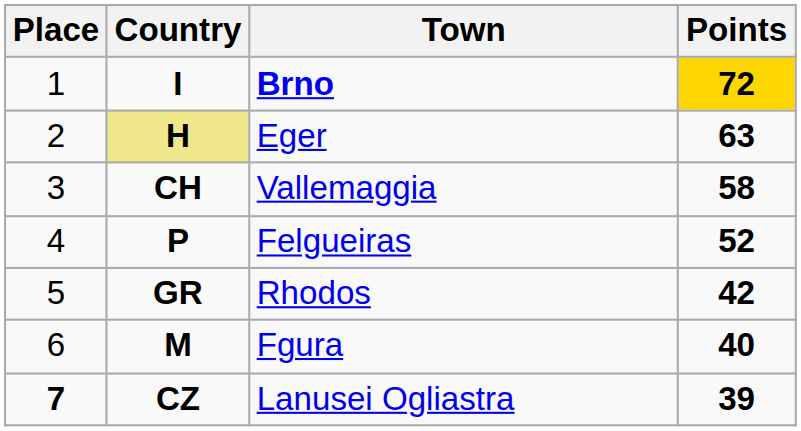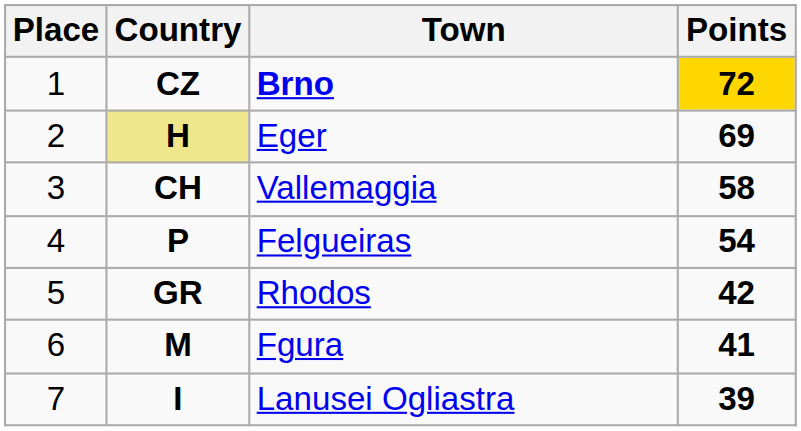(178, 83) I -> (178, 83) CZ
(737, 135) 63 -> (737, 135) 69
(737, 240) 52 -> (737, 240) 54
(737, 345) 40 -> (737, 345) 41
(56, 398) bold -> (56, 398) normal
(178, 398) CZ -> (178, 398) I
